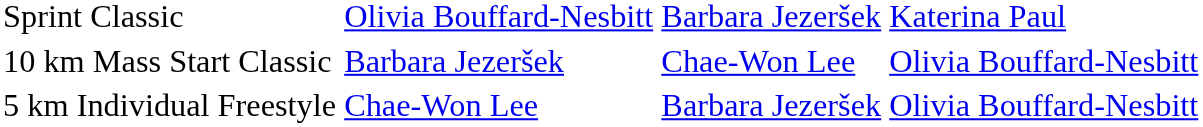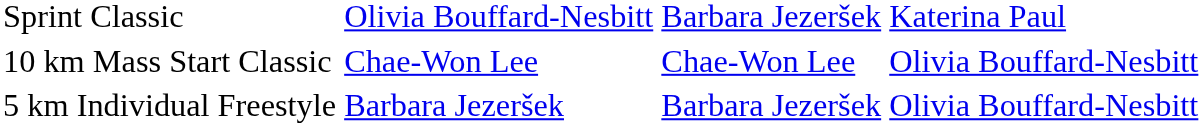(454, 61) Barbara Jezeršek -> (441, 61) Chae-Won Lee
(441, 105) Chae-Won Lee -> (454, 105) Barbara Jezeršek
